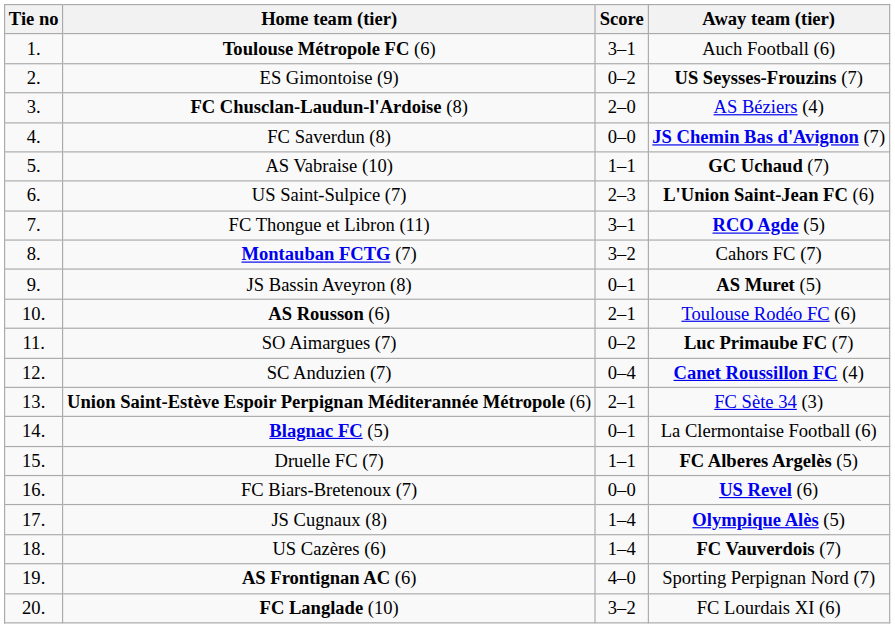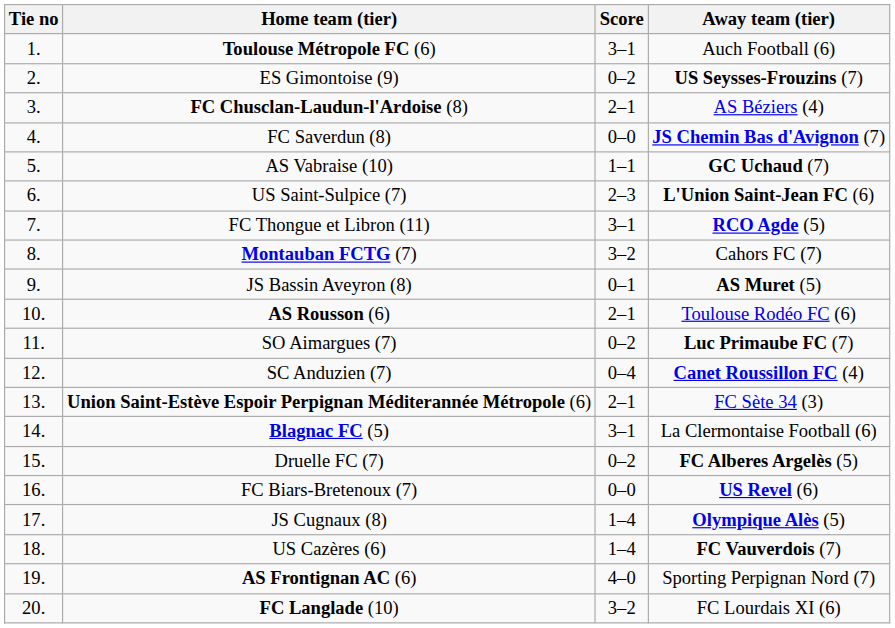(622, 107) 2–0 -> (622, 107) 2–1
(622, 431) 0–1 -> (622, 431) 3–1
(622, 460) 1–1 -> (622, 460) 0–2
